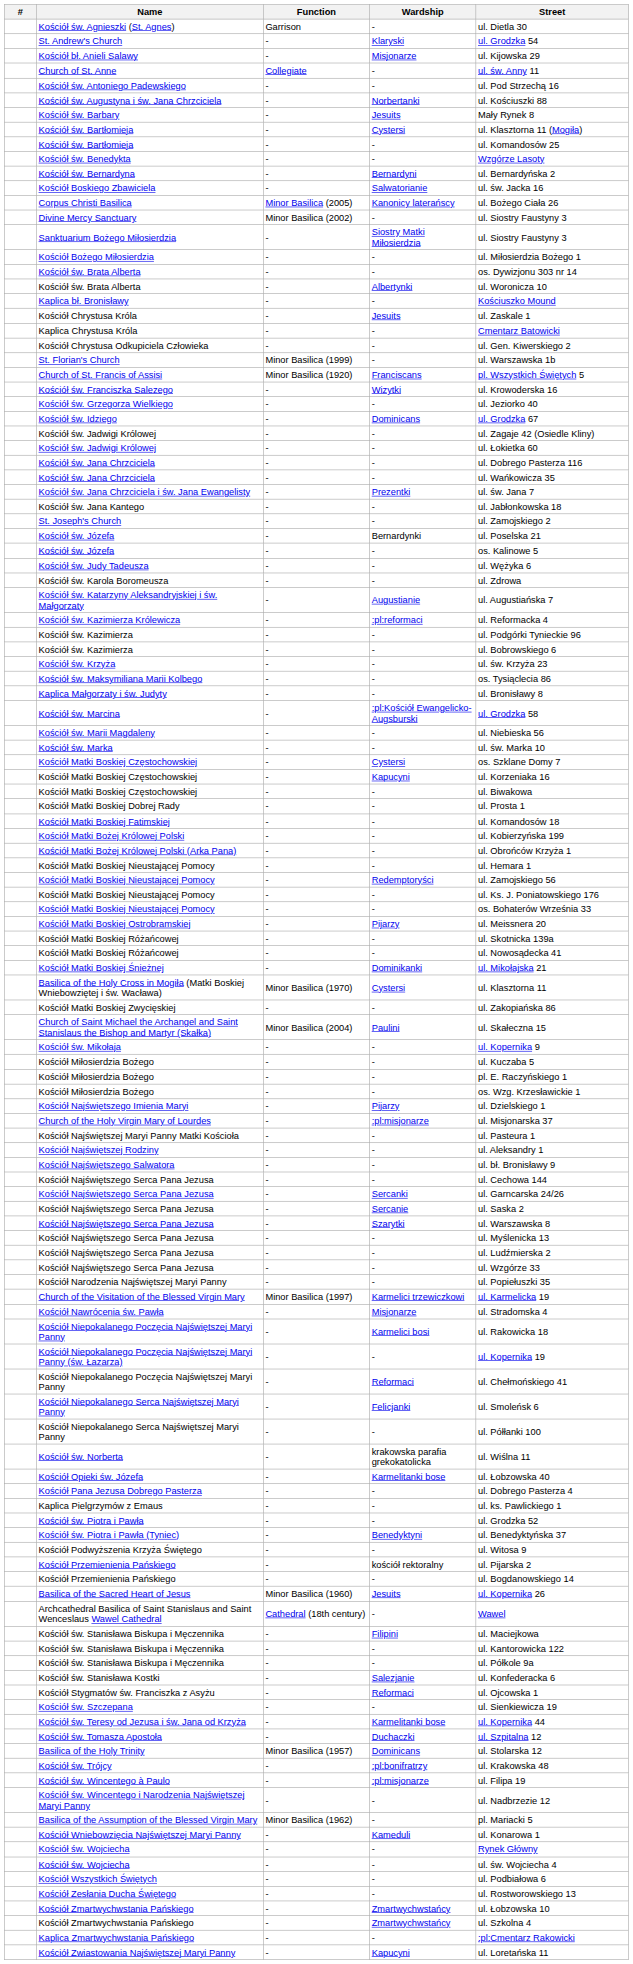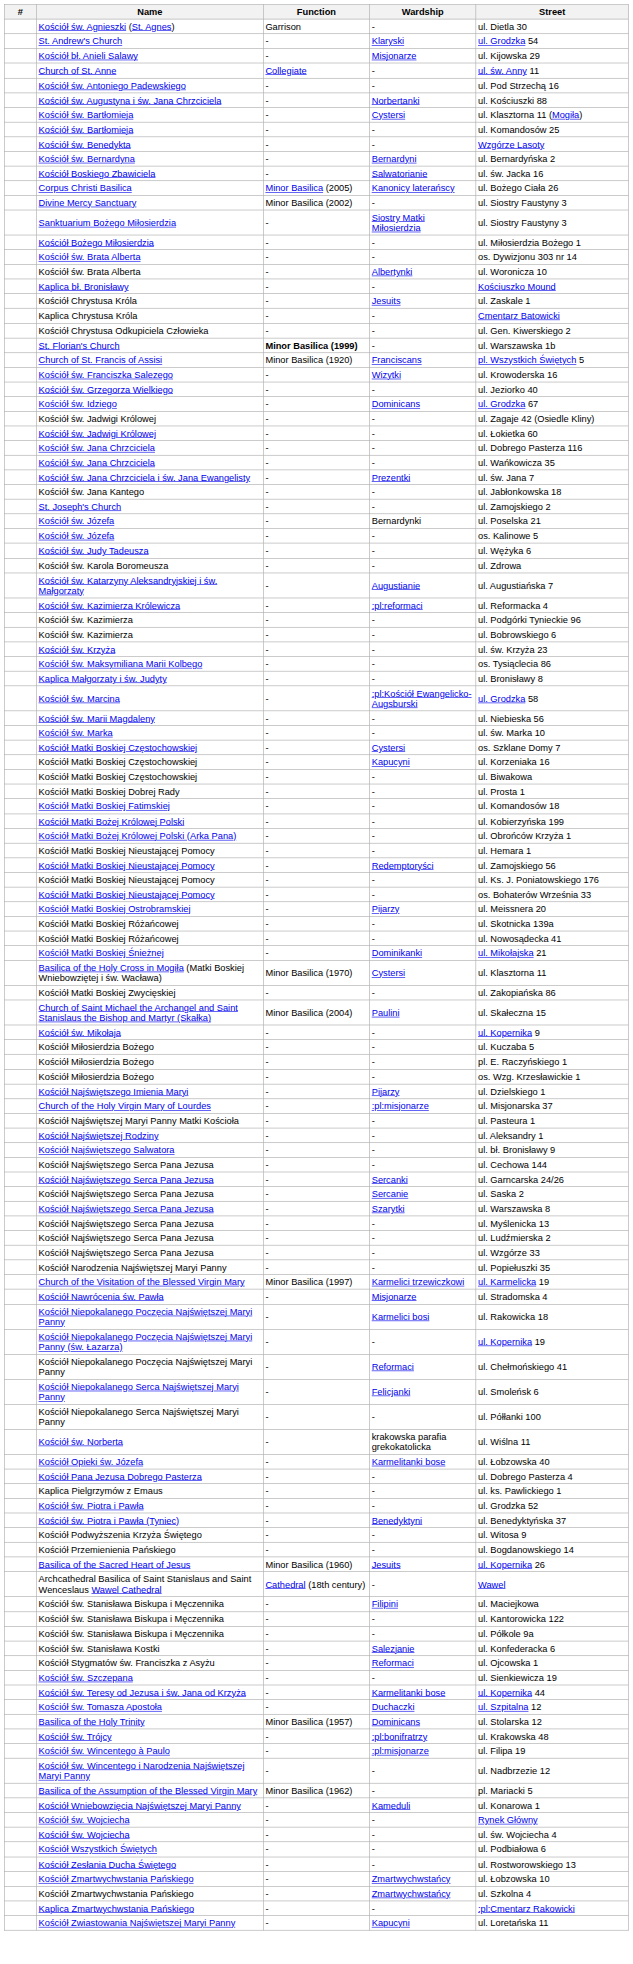- row: (79, 115)
(309, 360) normal -> (311, 345) bold
- row: (107, 1564)
